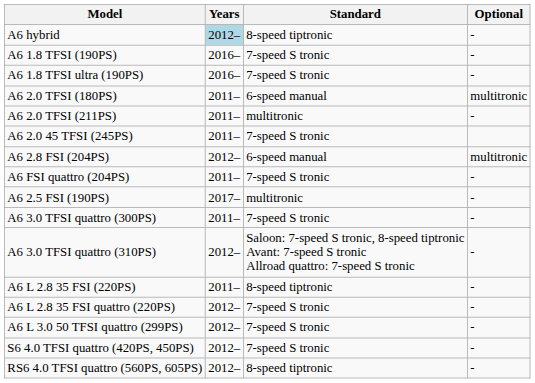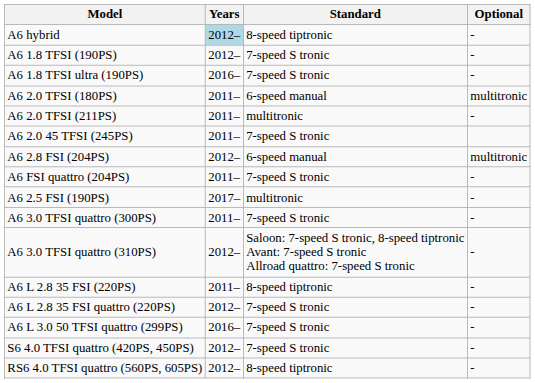(224, 55) 2016– -> (224, 55) 2012–
(224, 327) 2012– -> (224, 327) 2016–
